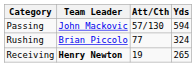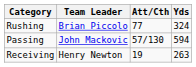rows swapped: (25, 26) <-> (25, 40)
(90, 55) bold -> (90, 55) normal
(181, 55) 265 -> (181, 55) 263
